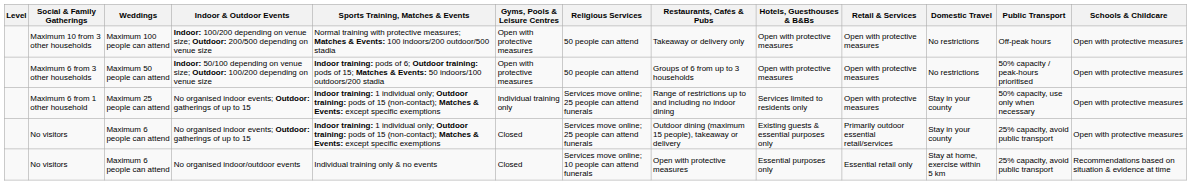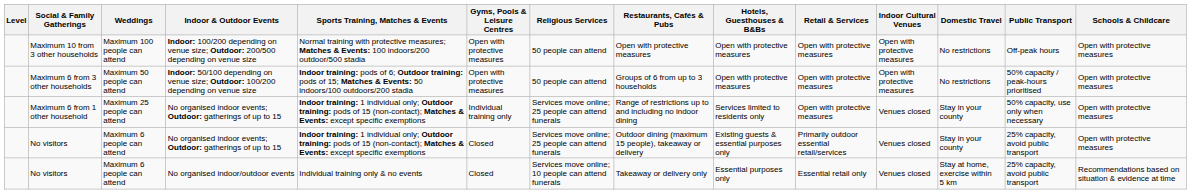+ column: (907, 20)
(699, 42) Takeaway or delivery only -> (652, 51) Open with protective measures
(689, 165) Open with protective measures -> (661, 174) Takeaway or delivery only
